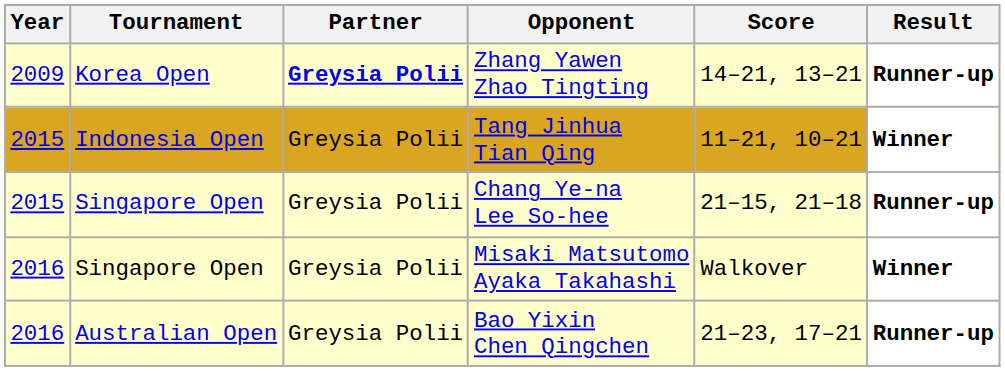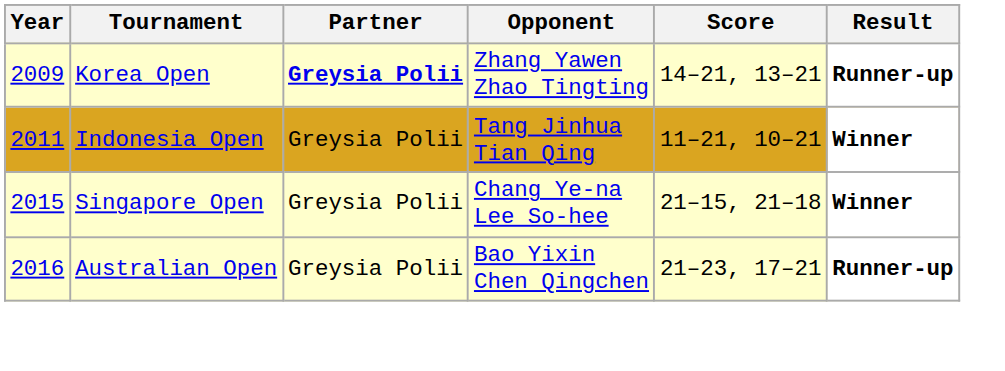(37, 139) 2015 -> (37, 139) 2011
(933, 204) Runner-up -> (873, 204) Winner
- row: (582, 269)
